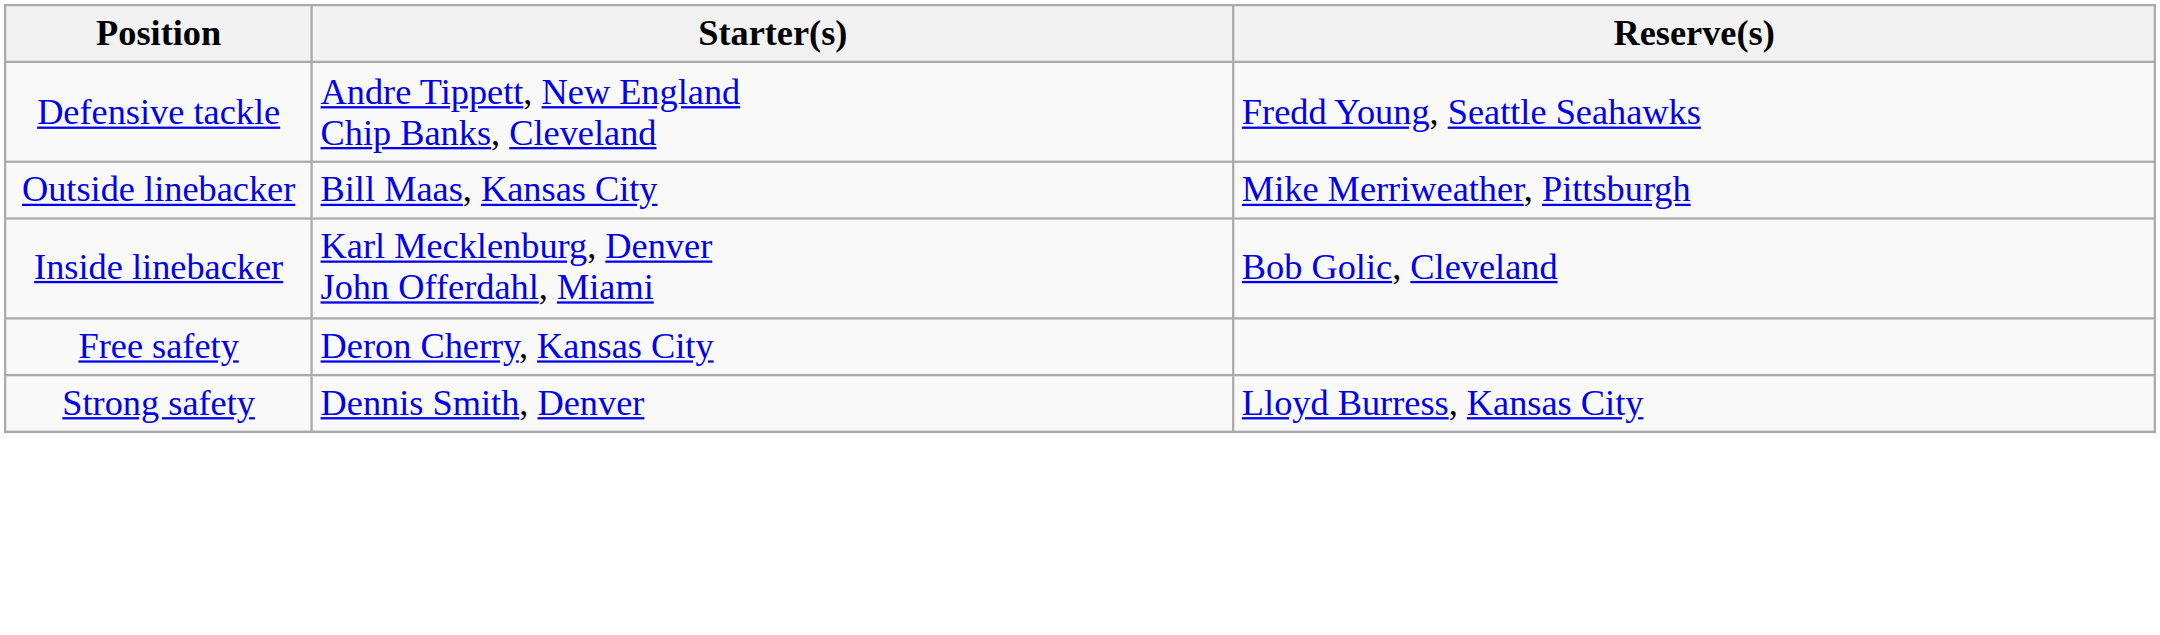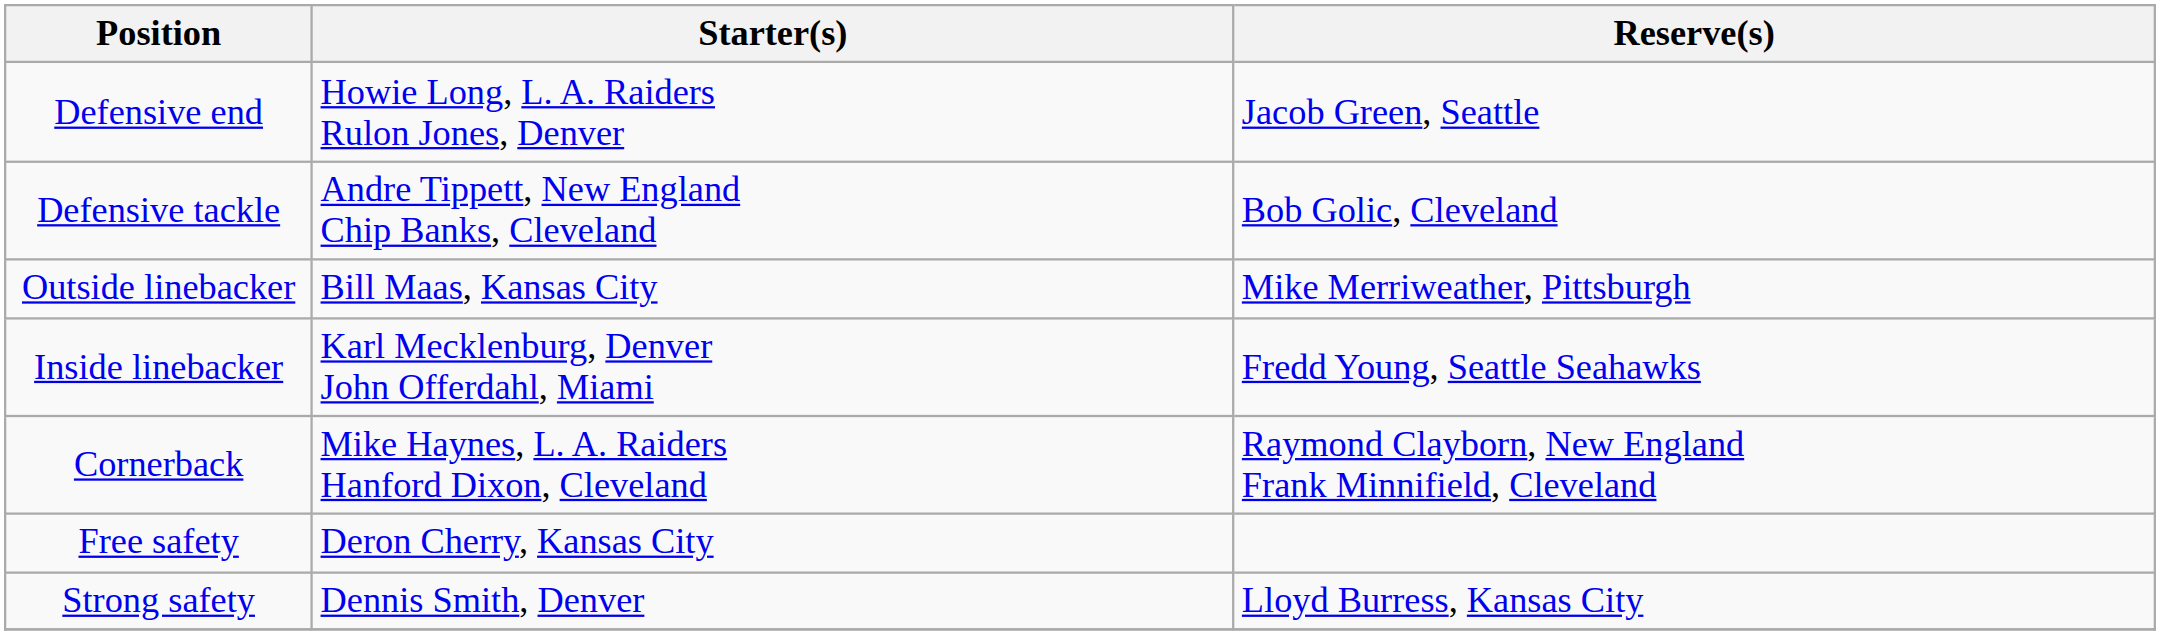+ row: (159, 111)
(1471, 111) Fredd Young, Seattle Seahawks -> (1400, 209) Bob Golic, Cleveland
(1400, 267) Bob Golic, Cleveland -> (1471, 365) Fredd Young, Seattle Seahawks
+ row: (159, 464)
